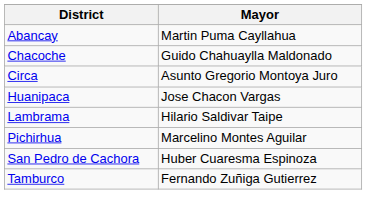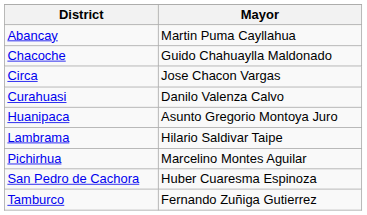(249, 76) Asunto Gregorio Montoya Juro -> (221, 76) Jose Chacon Vargas
+ row: (37, 96)
(221, 96) Jose Chacon Vargas -> (249, 117) Asunto Gregorio Montoya Juro
